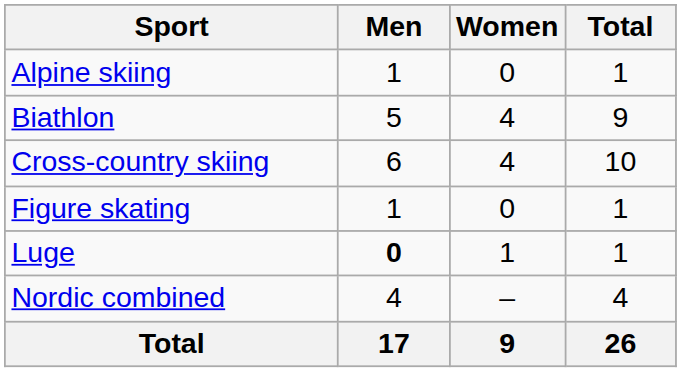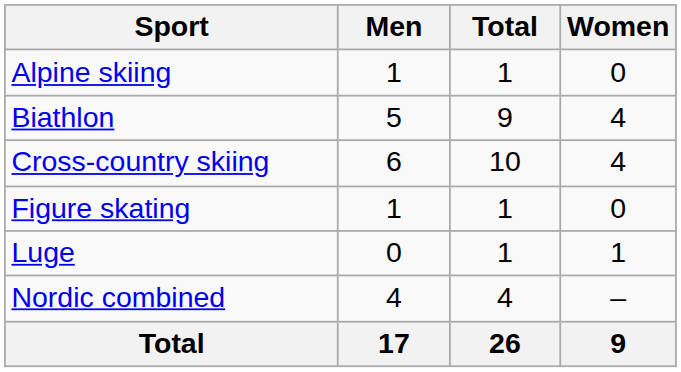columns swapped: (507, 27) <-> (620, 27)
(394, 252) bold -> (394, 252) normal
